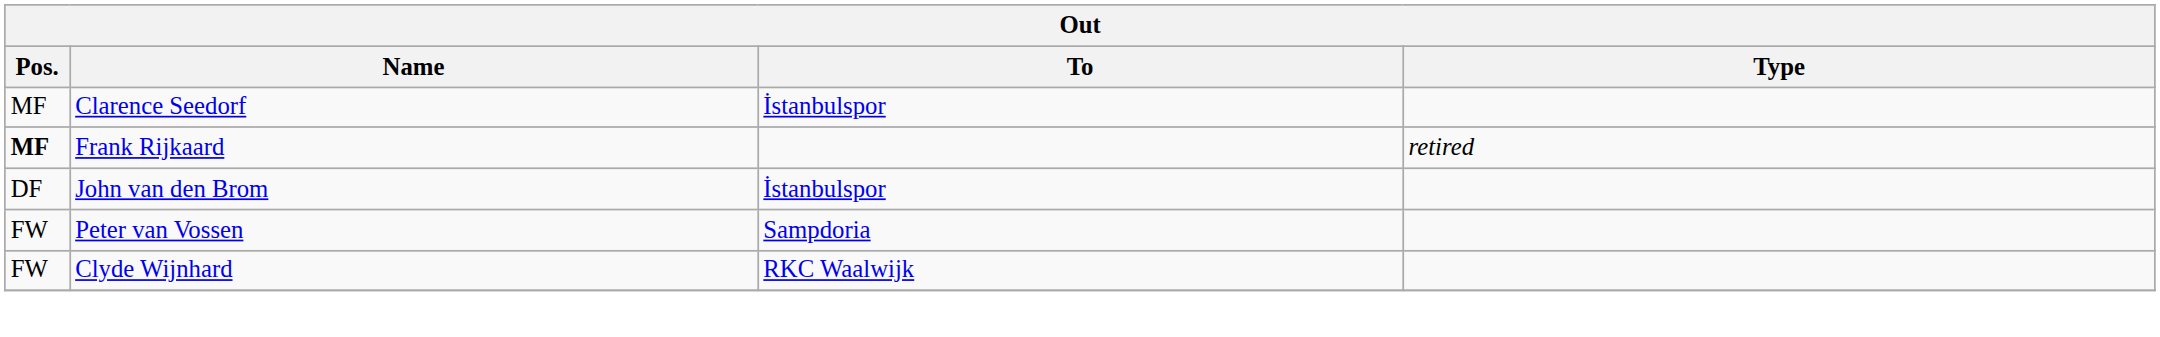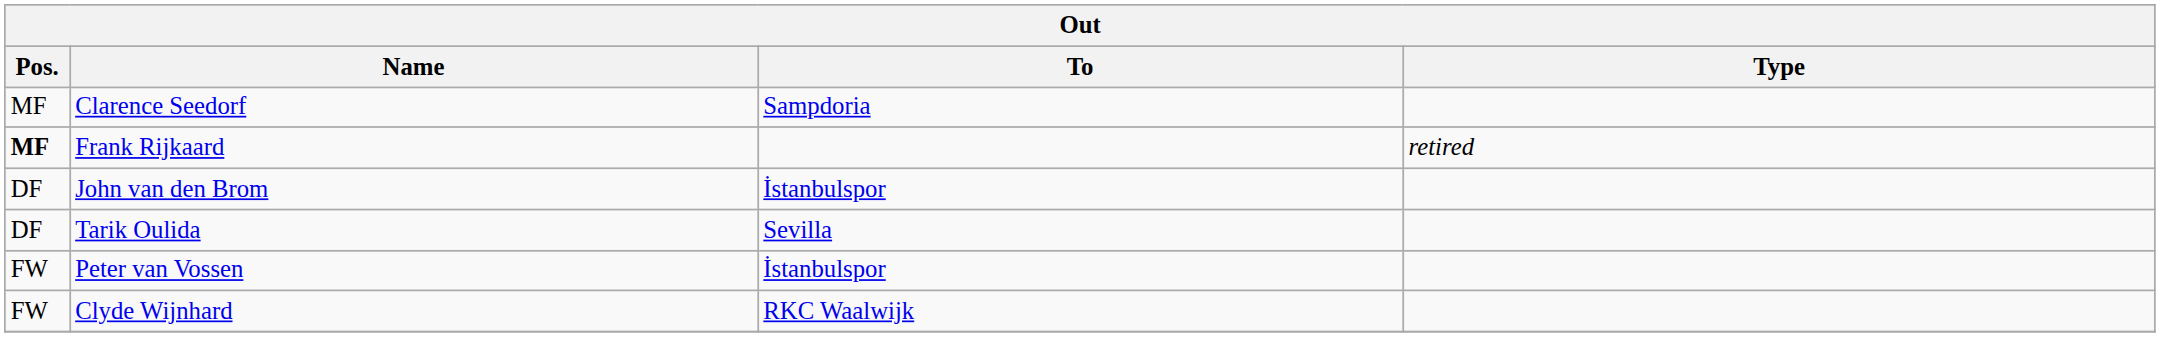(825, 107) İstanbulspor -> (817, 107) Sampdoria
+ row: (138, 229)
(817, 229) Sampdoria -> (825, 270) İstanbulspor
